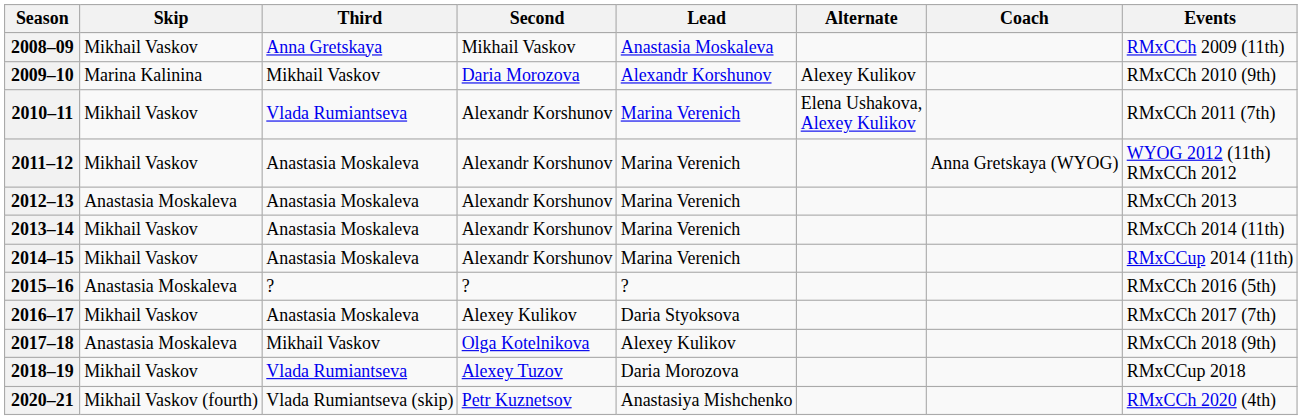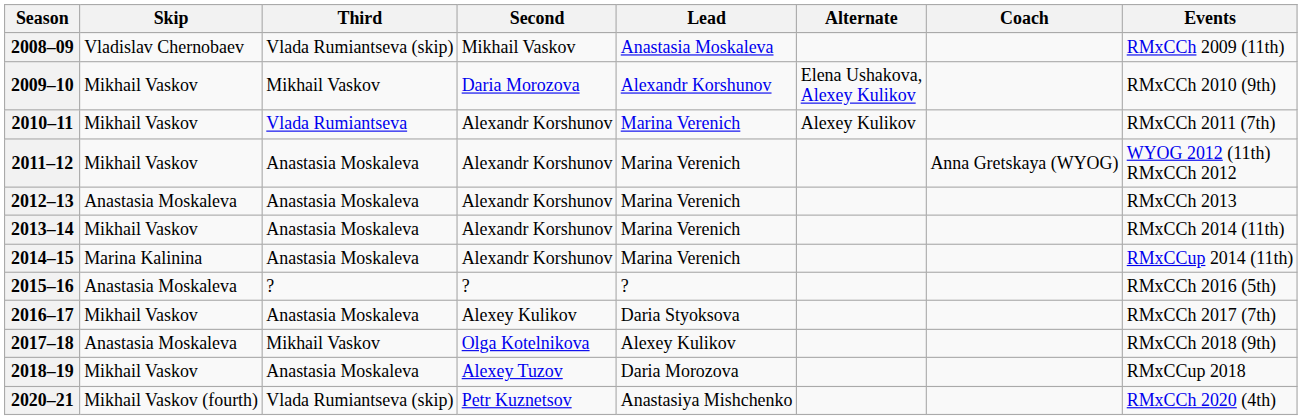(141, 47) Mikhail Vaskov -> (164, 47) Vladislav Chernobaev
(324, 47) Anna Gretskaya -> (360, 47) Vlada Rumiantseva (skip)
(143, 75) Marina Kalinina -> (141, 85) Mikhail Vaskov
(858, 75) Alexey Kulikov -> (861, 85) Elena Ushakova, Alexey Kulikov
(861, 114) Elena Ushakova, Alexey Kulikov -> (858, 124) Alexey Kulikov
(141, 257) Mikhail Vaskov -> (143, 257) Marina Kalinina
(337, 371) Vlada Rumiantseva -> (343, 371) Anastasia Moskaleva
